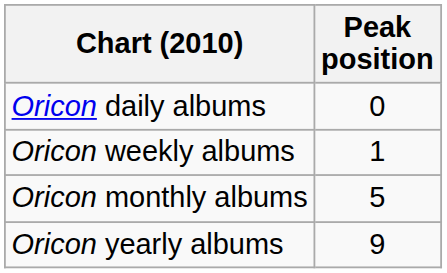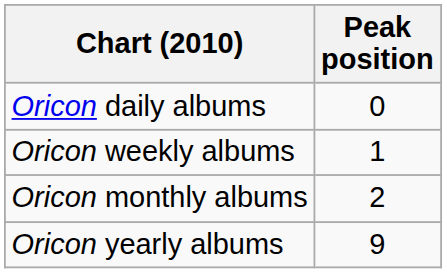(377, 197) 5 -> (377, 197) 2
